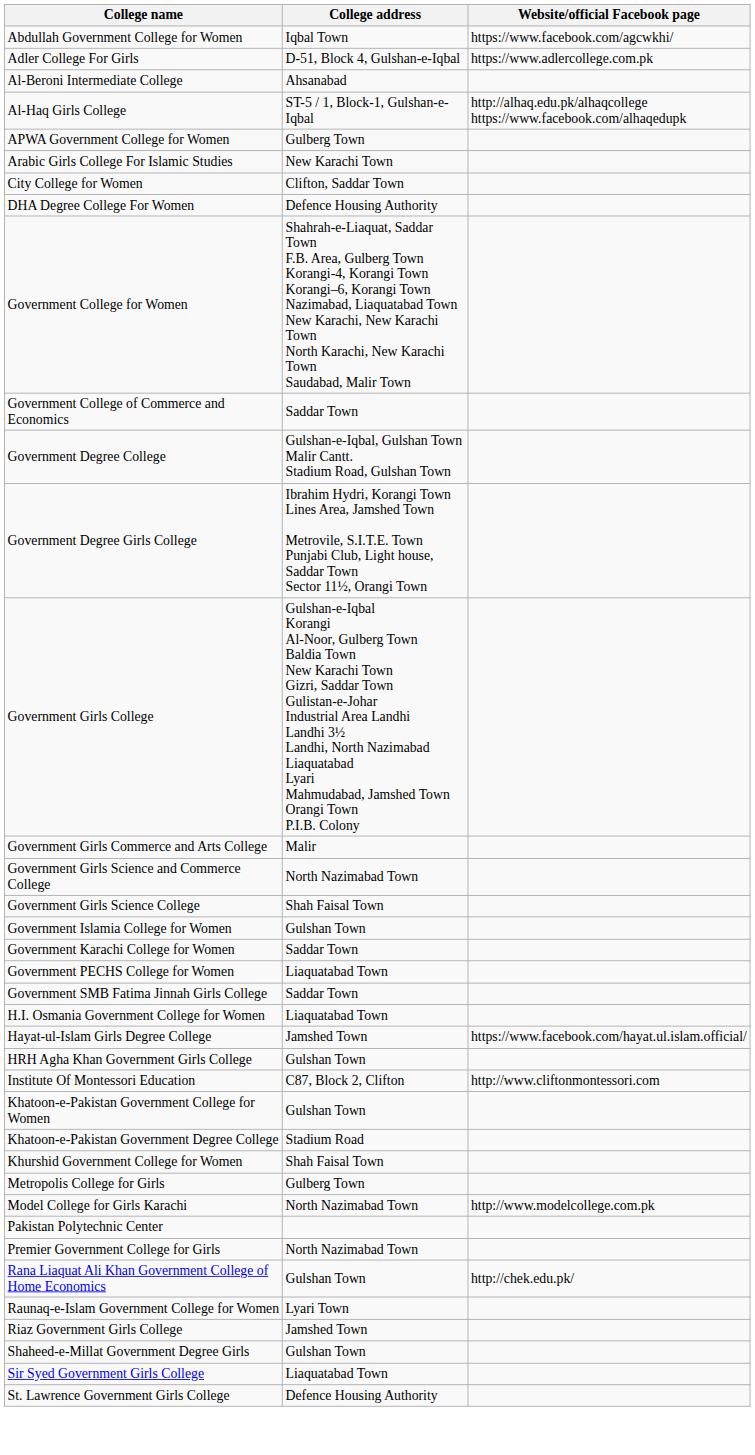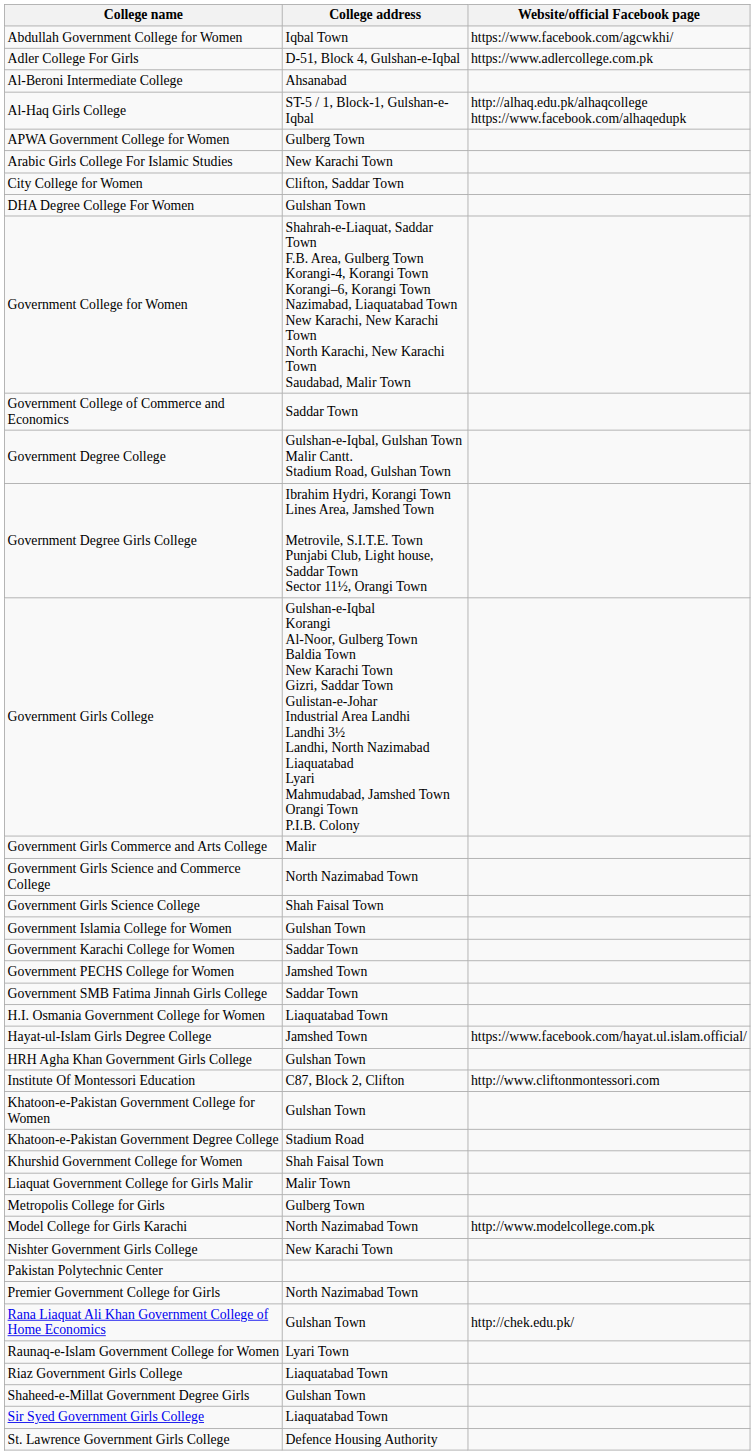(362, 205) Defence Housing Authority -> (326, 205) Gulshan Town
(337, 971) Liaquatabad Town -> (326, 971) Jamshed Town
+ row: (130, 1183)
+ row: (103, 1249)
(326, 1330) Jamshed Town -> (337, 1373) Liaquatabad Town
